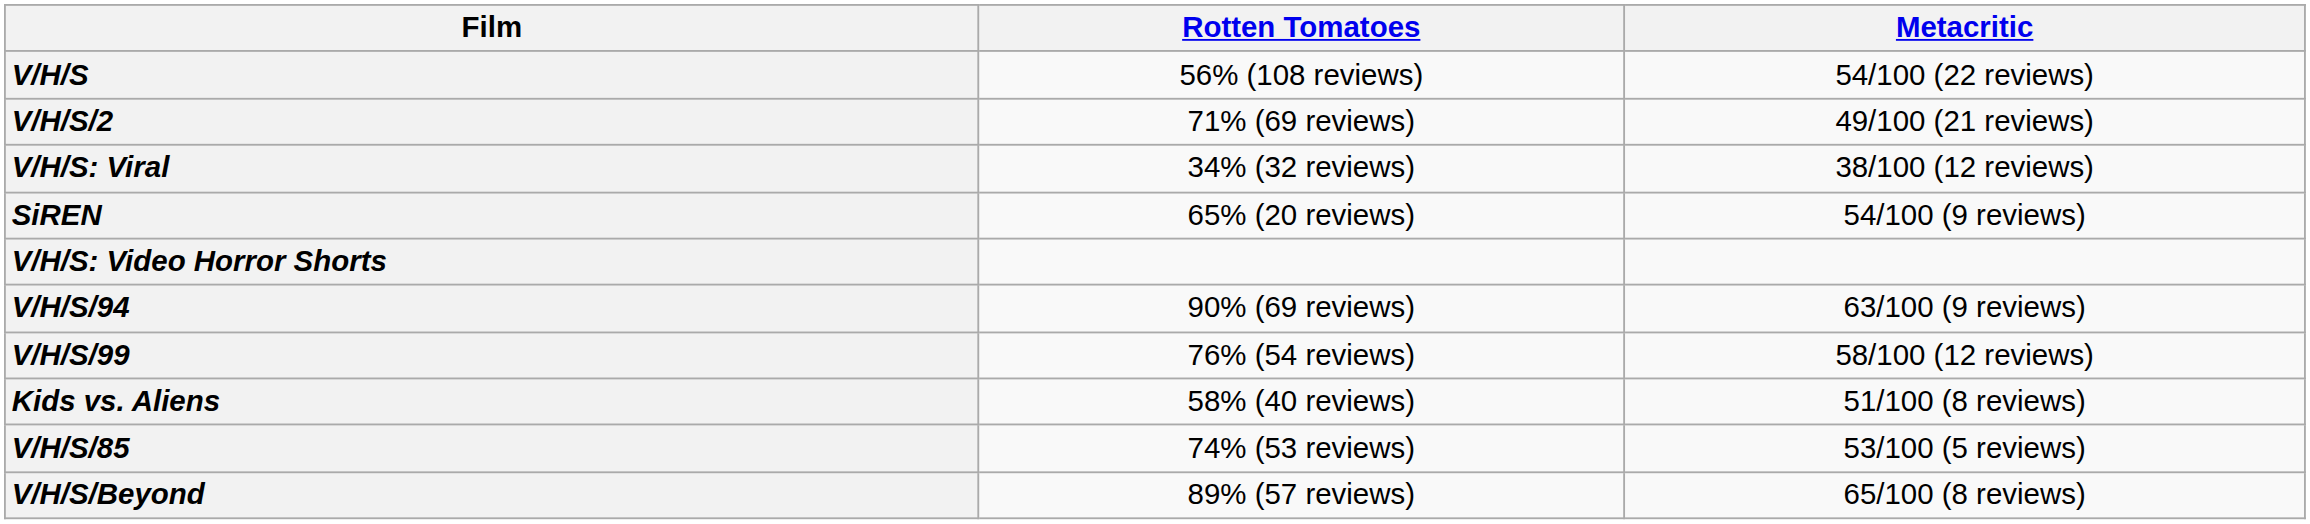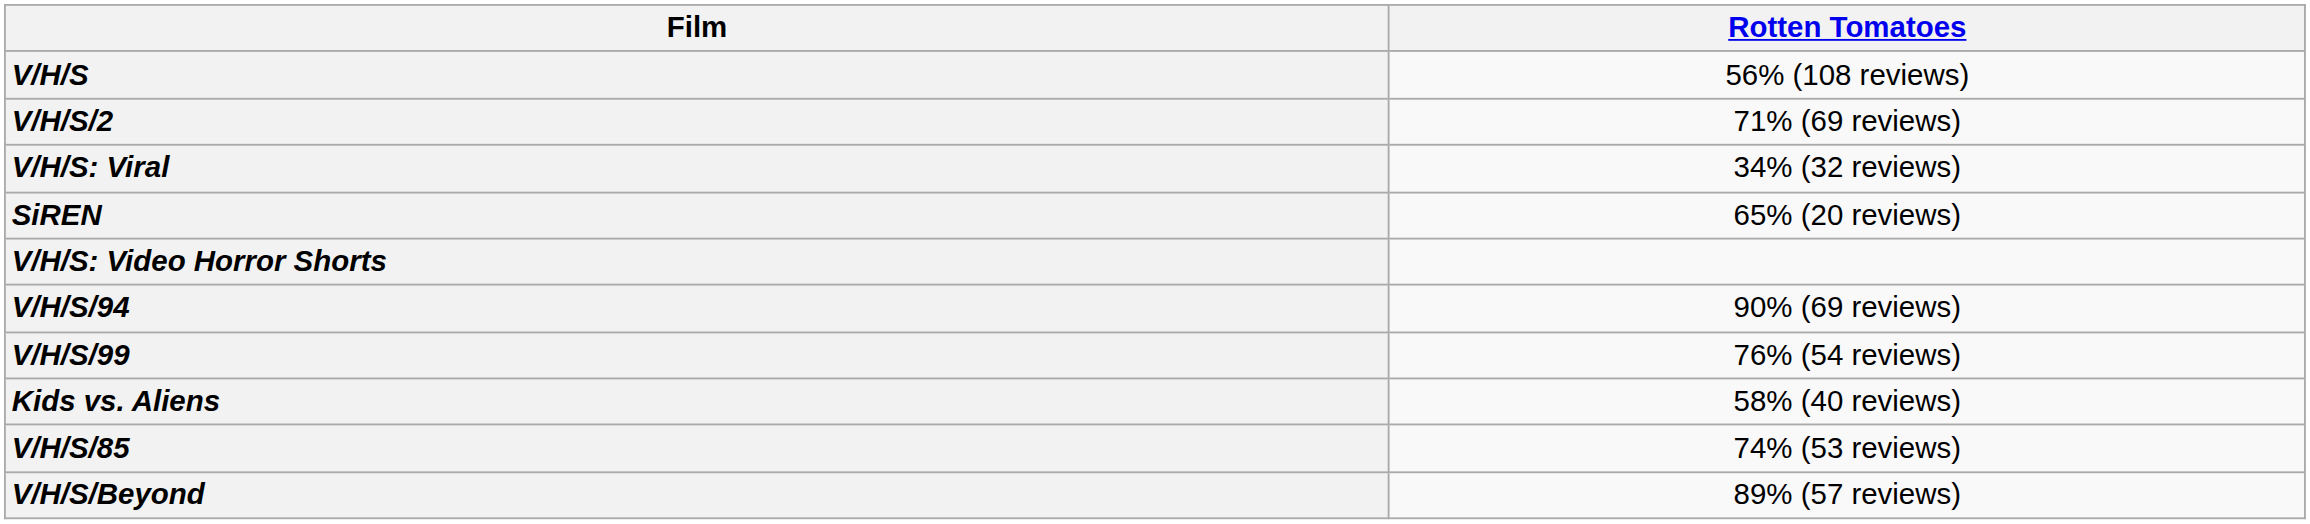- column: (1965, 27)
